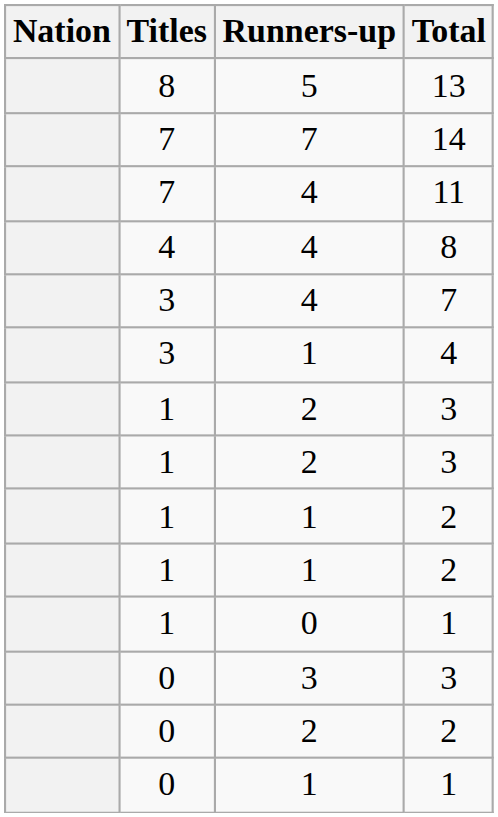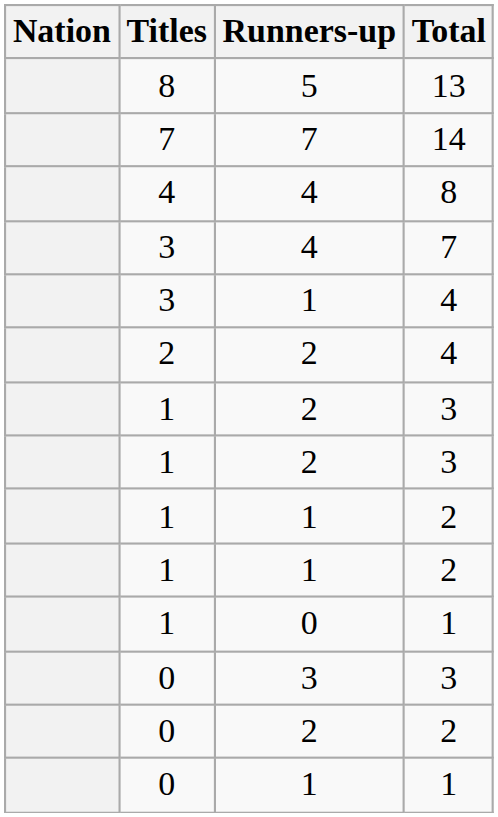- row: (167, 192)
+ row: (167, 354)
